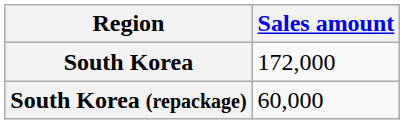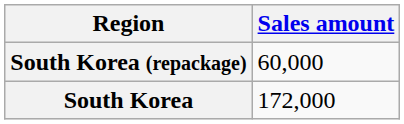rows swapped: (128, 61) <-> (128, 99)
